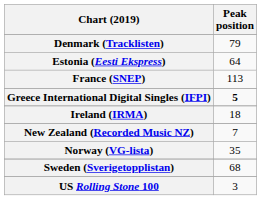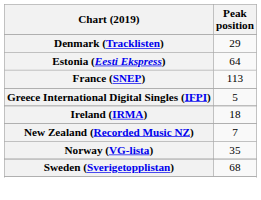(235, 43) 79 -> (235, 43) 29
(235, 97) bold -> (235, 97) normal
- row: (109, 185)
